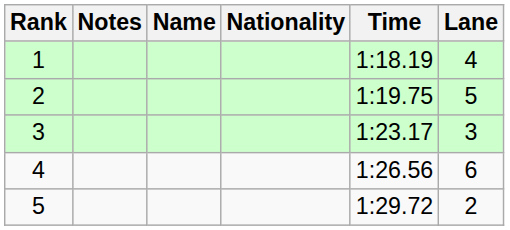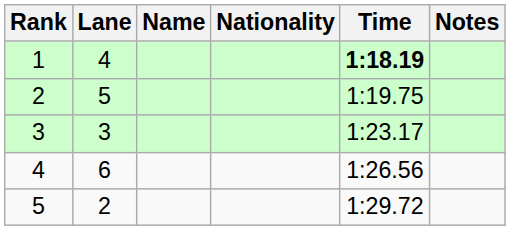columns swapped: (471, 22) <-> (110, 22)
(395, 59) normal -> (385, 59) bold
